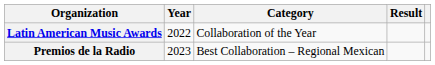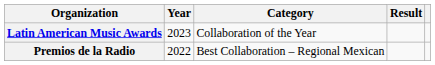(179, 32) 2022 -> (179, 32) 2023
(179, 51) 2023 -> (179, 51) 2022
